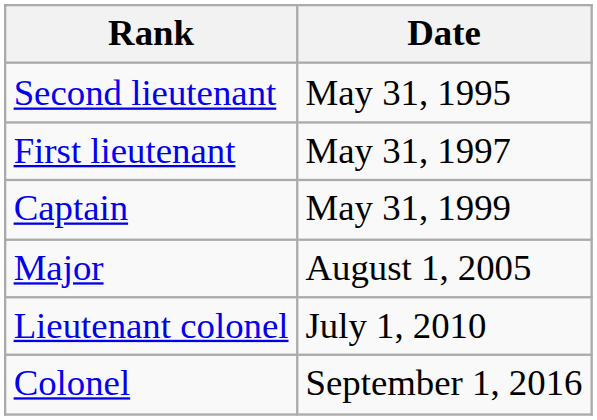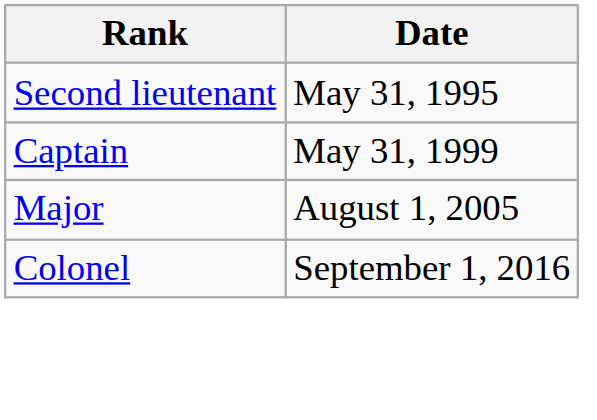- row: (125, 150)
- row: (151, 325)
